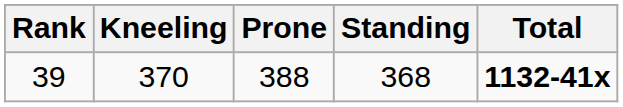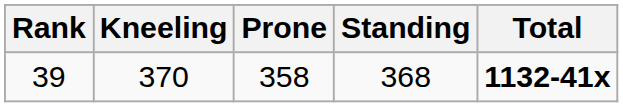(284, 76) 388 -> (284, 76) 358
